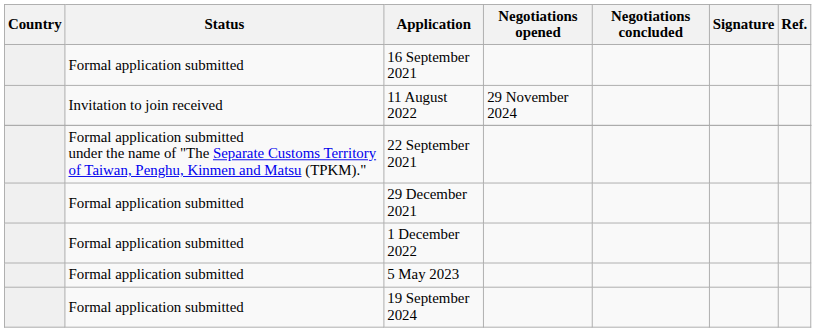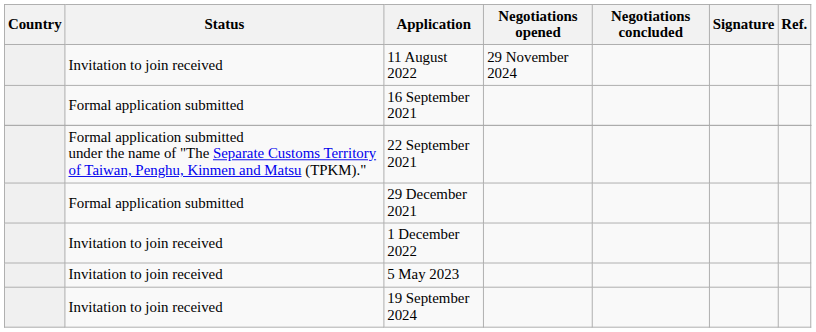rows swapped: (417, 105) <-> (428, 65)
(156, 243) Formal application submitted -> (146, 243) Invitation to join received
(156, 275) Formal application submitted -> (146, 275) Invitation to join received
(156, 307) Formal application submitted -> (146, 307) Invitation to join received
